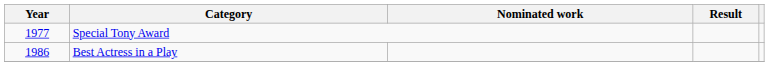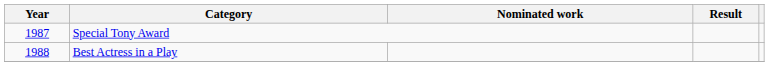(37, 33) 1977 -> (37, 33) 1987
(37, 52) 1986 -> (37, 52) 1988
